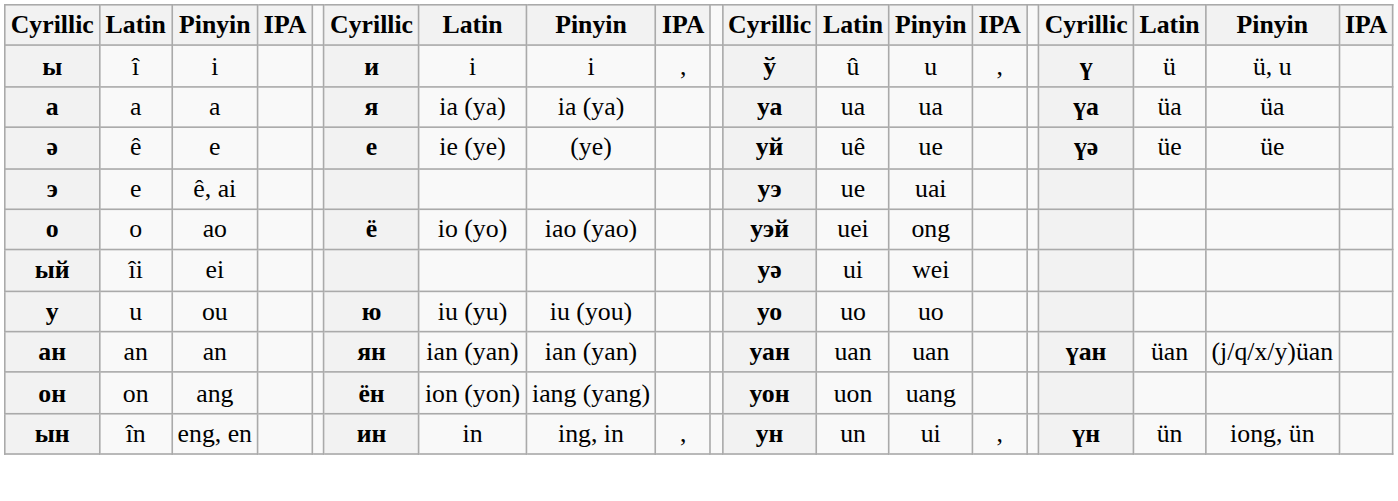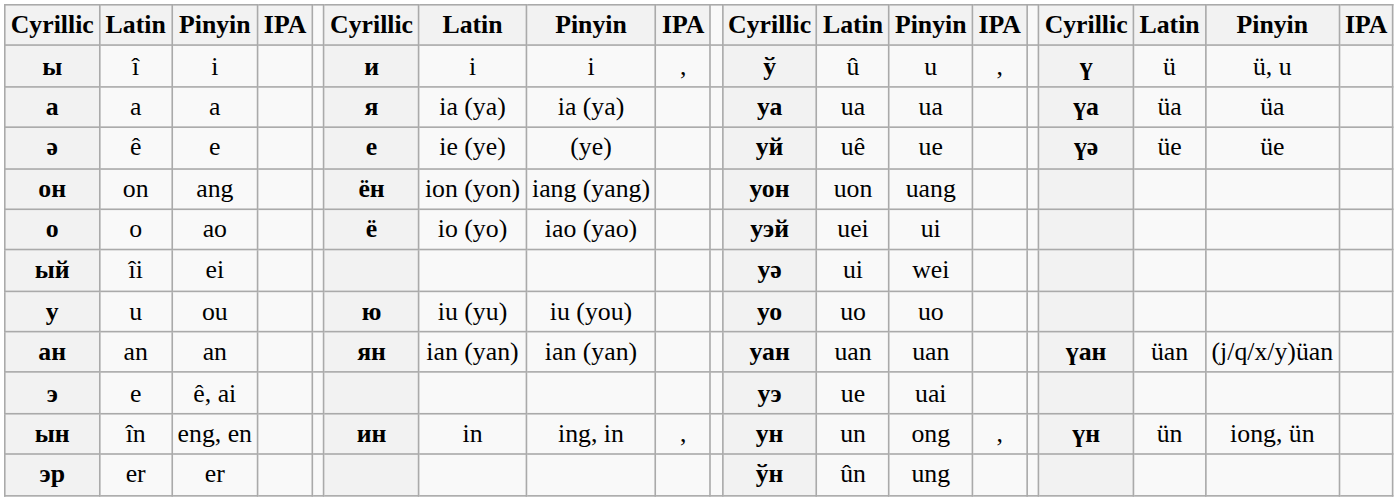rows swapped: (52, 188) <-> (52, 392)
(931, 229) ong -> (931, 229) ui
(931, 433) ui -> (931, 433) ong
+ row: (52, 474)
